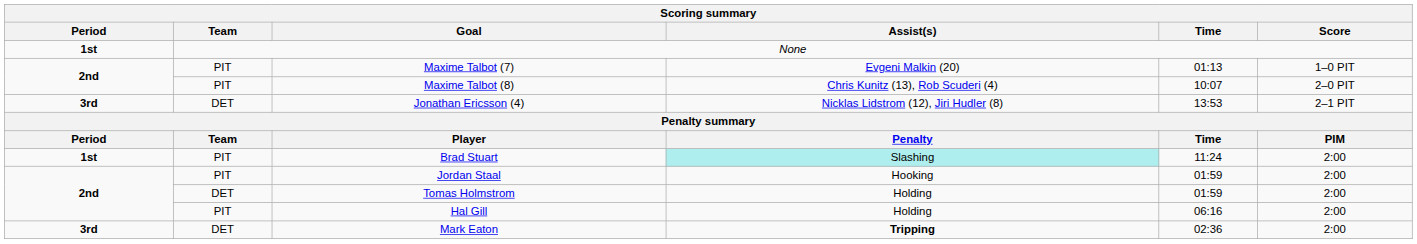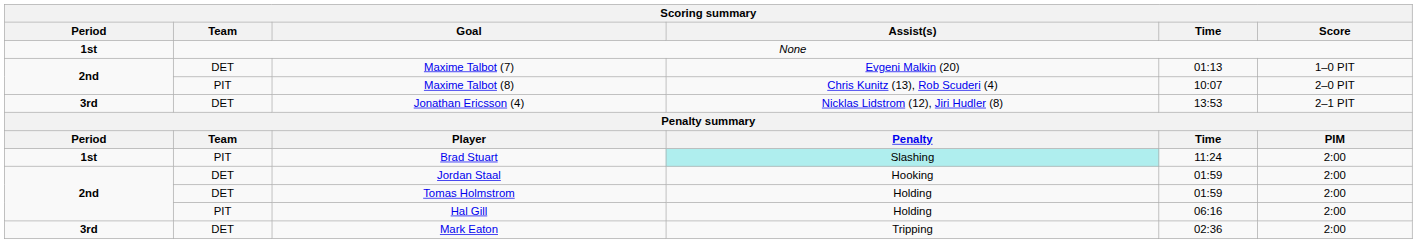(223, 67) PIT -> (223, 67) DET
(223, 175) PIT -> (223, 175) DET
(912, 229) bold -> (912, 229) normal
